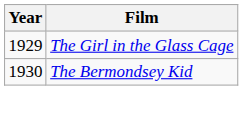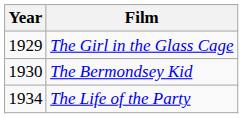+ row: (120, 98)
